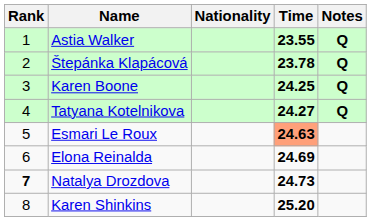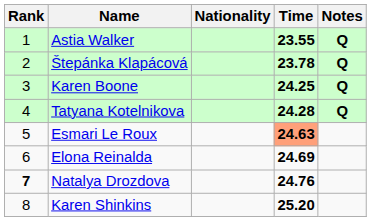(296, 110) 24.27 -> (296, 110) 24.28
(296, 181) 24.73 -> (296, 181) 24.76
